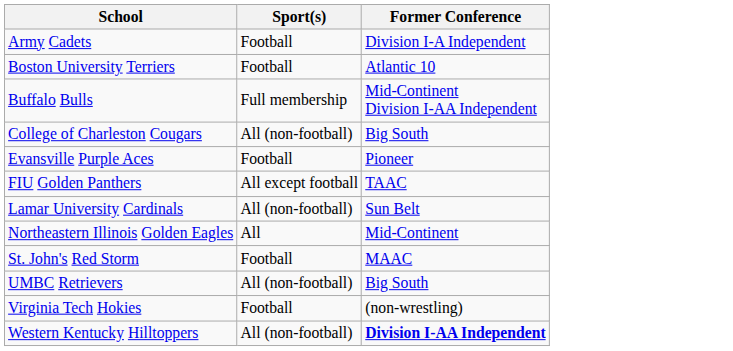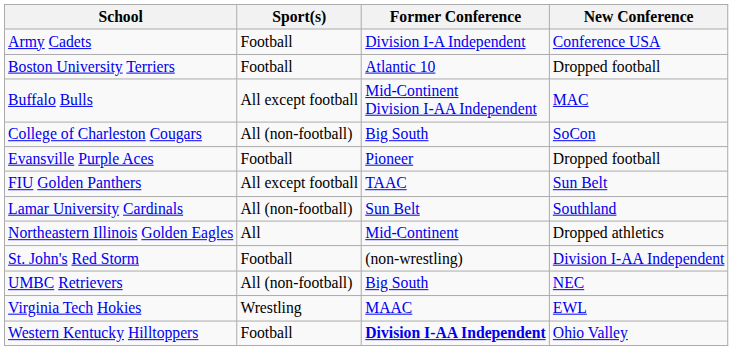+ column: (639, 16)
(294, 100) Full membership -> (299, 100) All except football
(389, 258) MAAC -> (414, 258) (non-wrestling)
(267, 308) Football -> (271, 308) Wrestling
(414, 308) (non-wrestling) -> (389, 308) MAAC
(296, 332) All (non-football) -> (267, 332) Football
